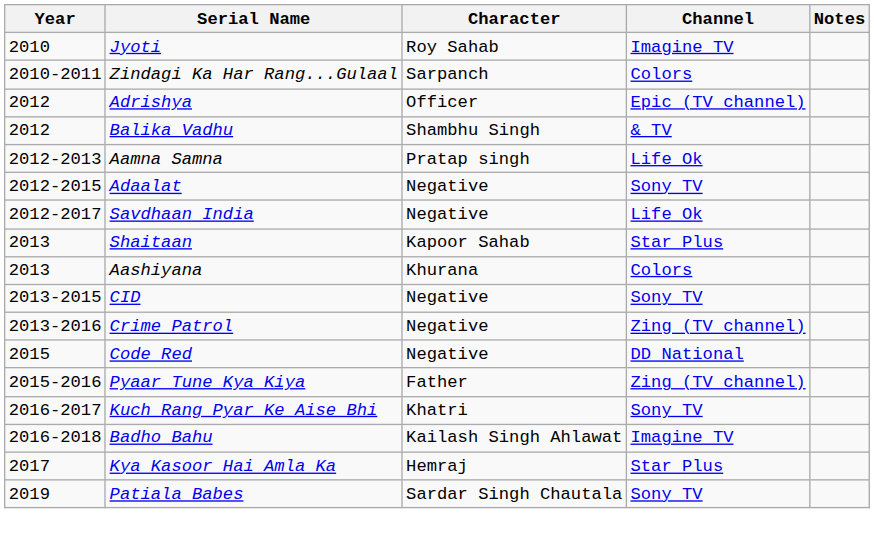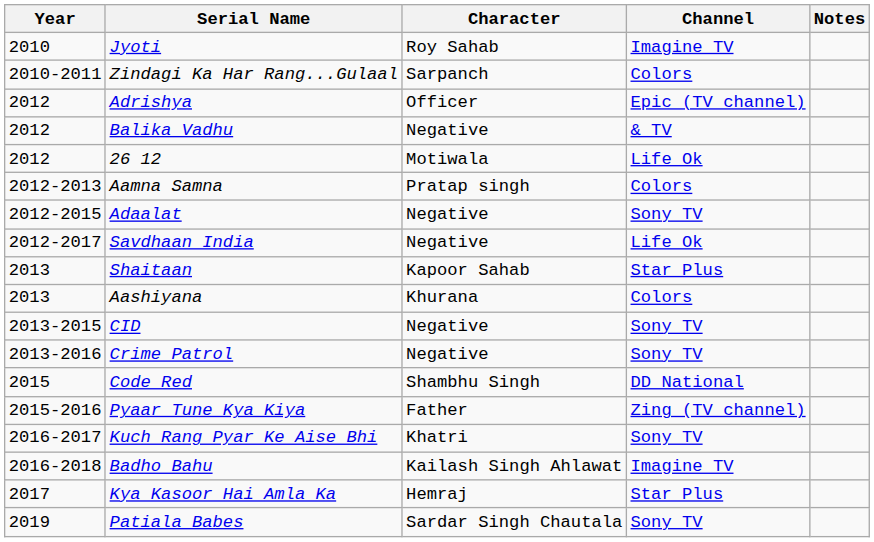(473, 131) Shambhu Singh -> (447, 131) Negative
+ row: (135, 158)
(667, 158) Life Ok -> (661, 186) Colors
(718, 326) Zing (TV channel) -> (667, 354) Sony TV
(447, 354) Negative -> (473, 382) Shambhu Singh
